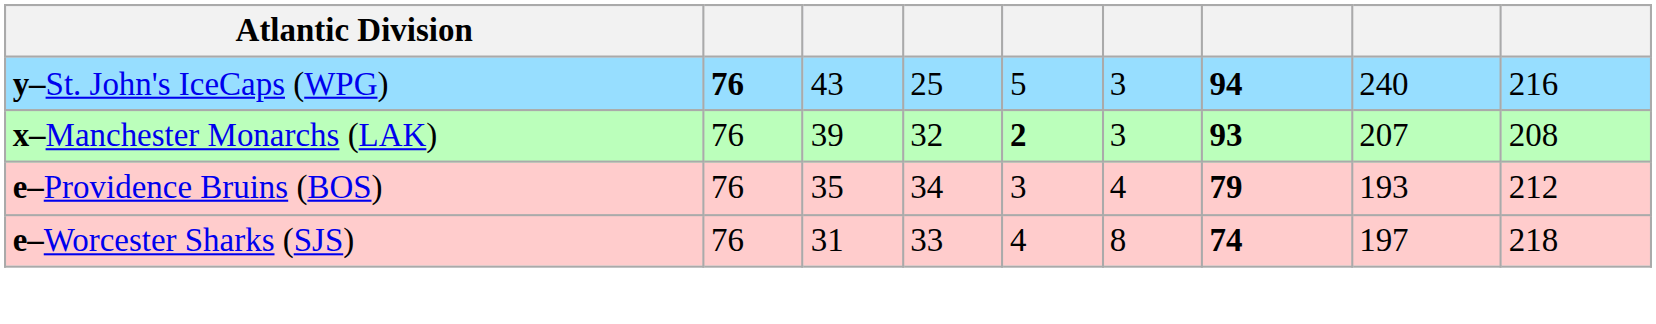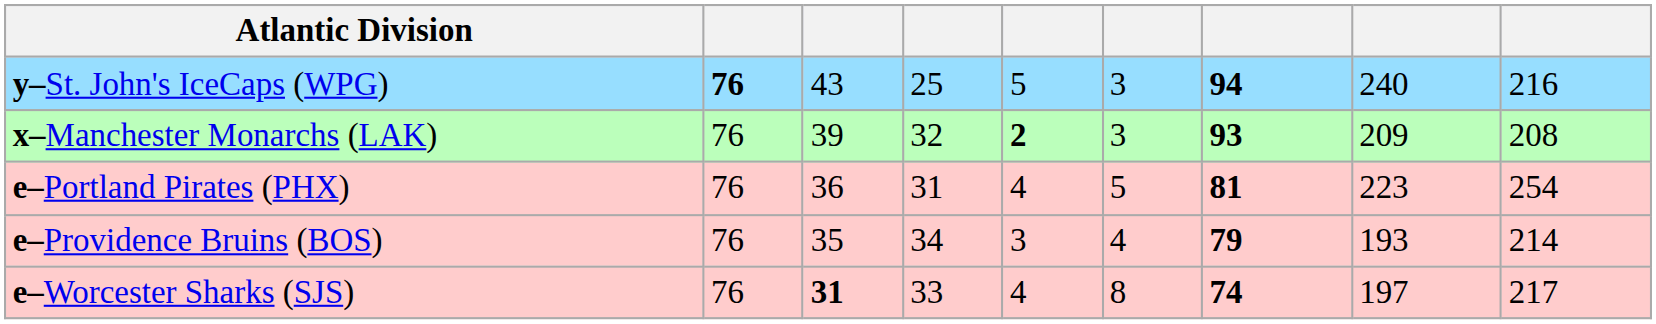(1384, 135) 207 -> (1384, 135) 209
+ row: (181, 187)
(1534, 187) 212 -> (1534, 239) 214
(827, 239) normal -> (827, 291) bold
(1534, 239) 218 -> (1534, 291) 217
